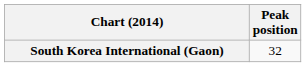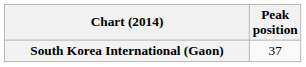(275, 51) 32 -> (275, 51) 37
